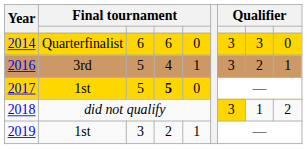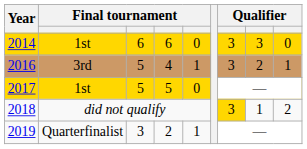(82, 44) Quarterfinalist -> (82, 44) 1st
(169, 88) bold -> (169, 88) normal
(82, 132) 1st -> (82, 132) Quarterfinalist
